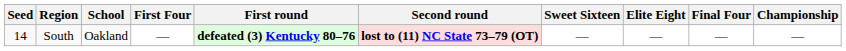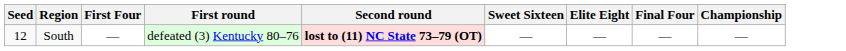- column: (106, 14)
(20, 35) 14 -> (20, 35) 12
(276, 35) bold -> (223, 35) normal
